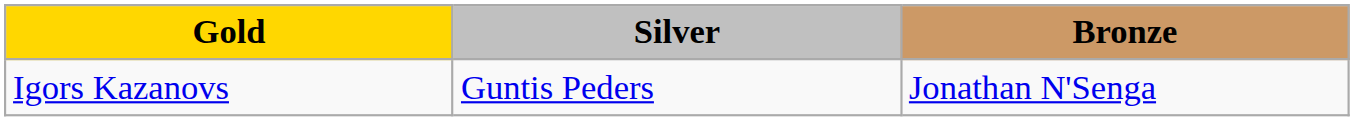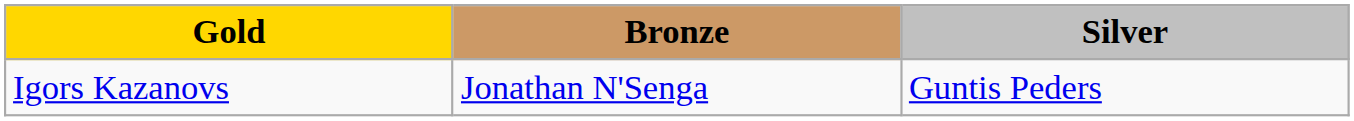columns swapped: (677, 31) <-> (1125, 31)
